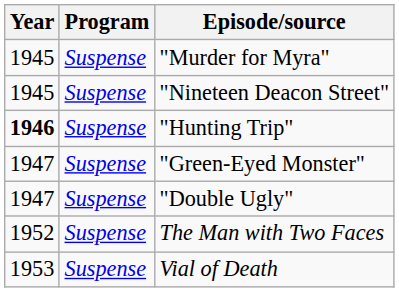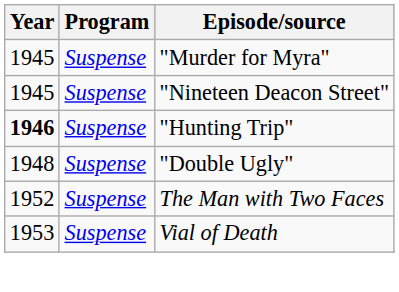- row: (262, 163)
(32, 198) 1947 -> (32, 163) 1948
